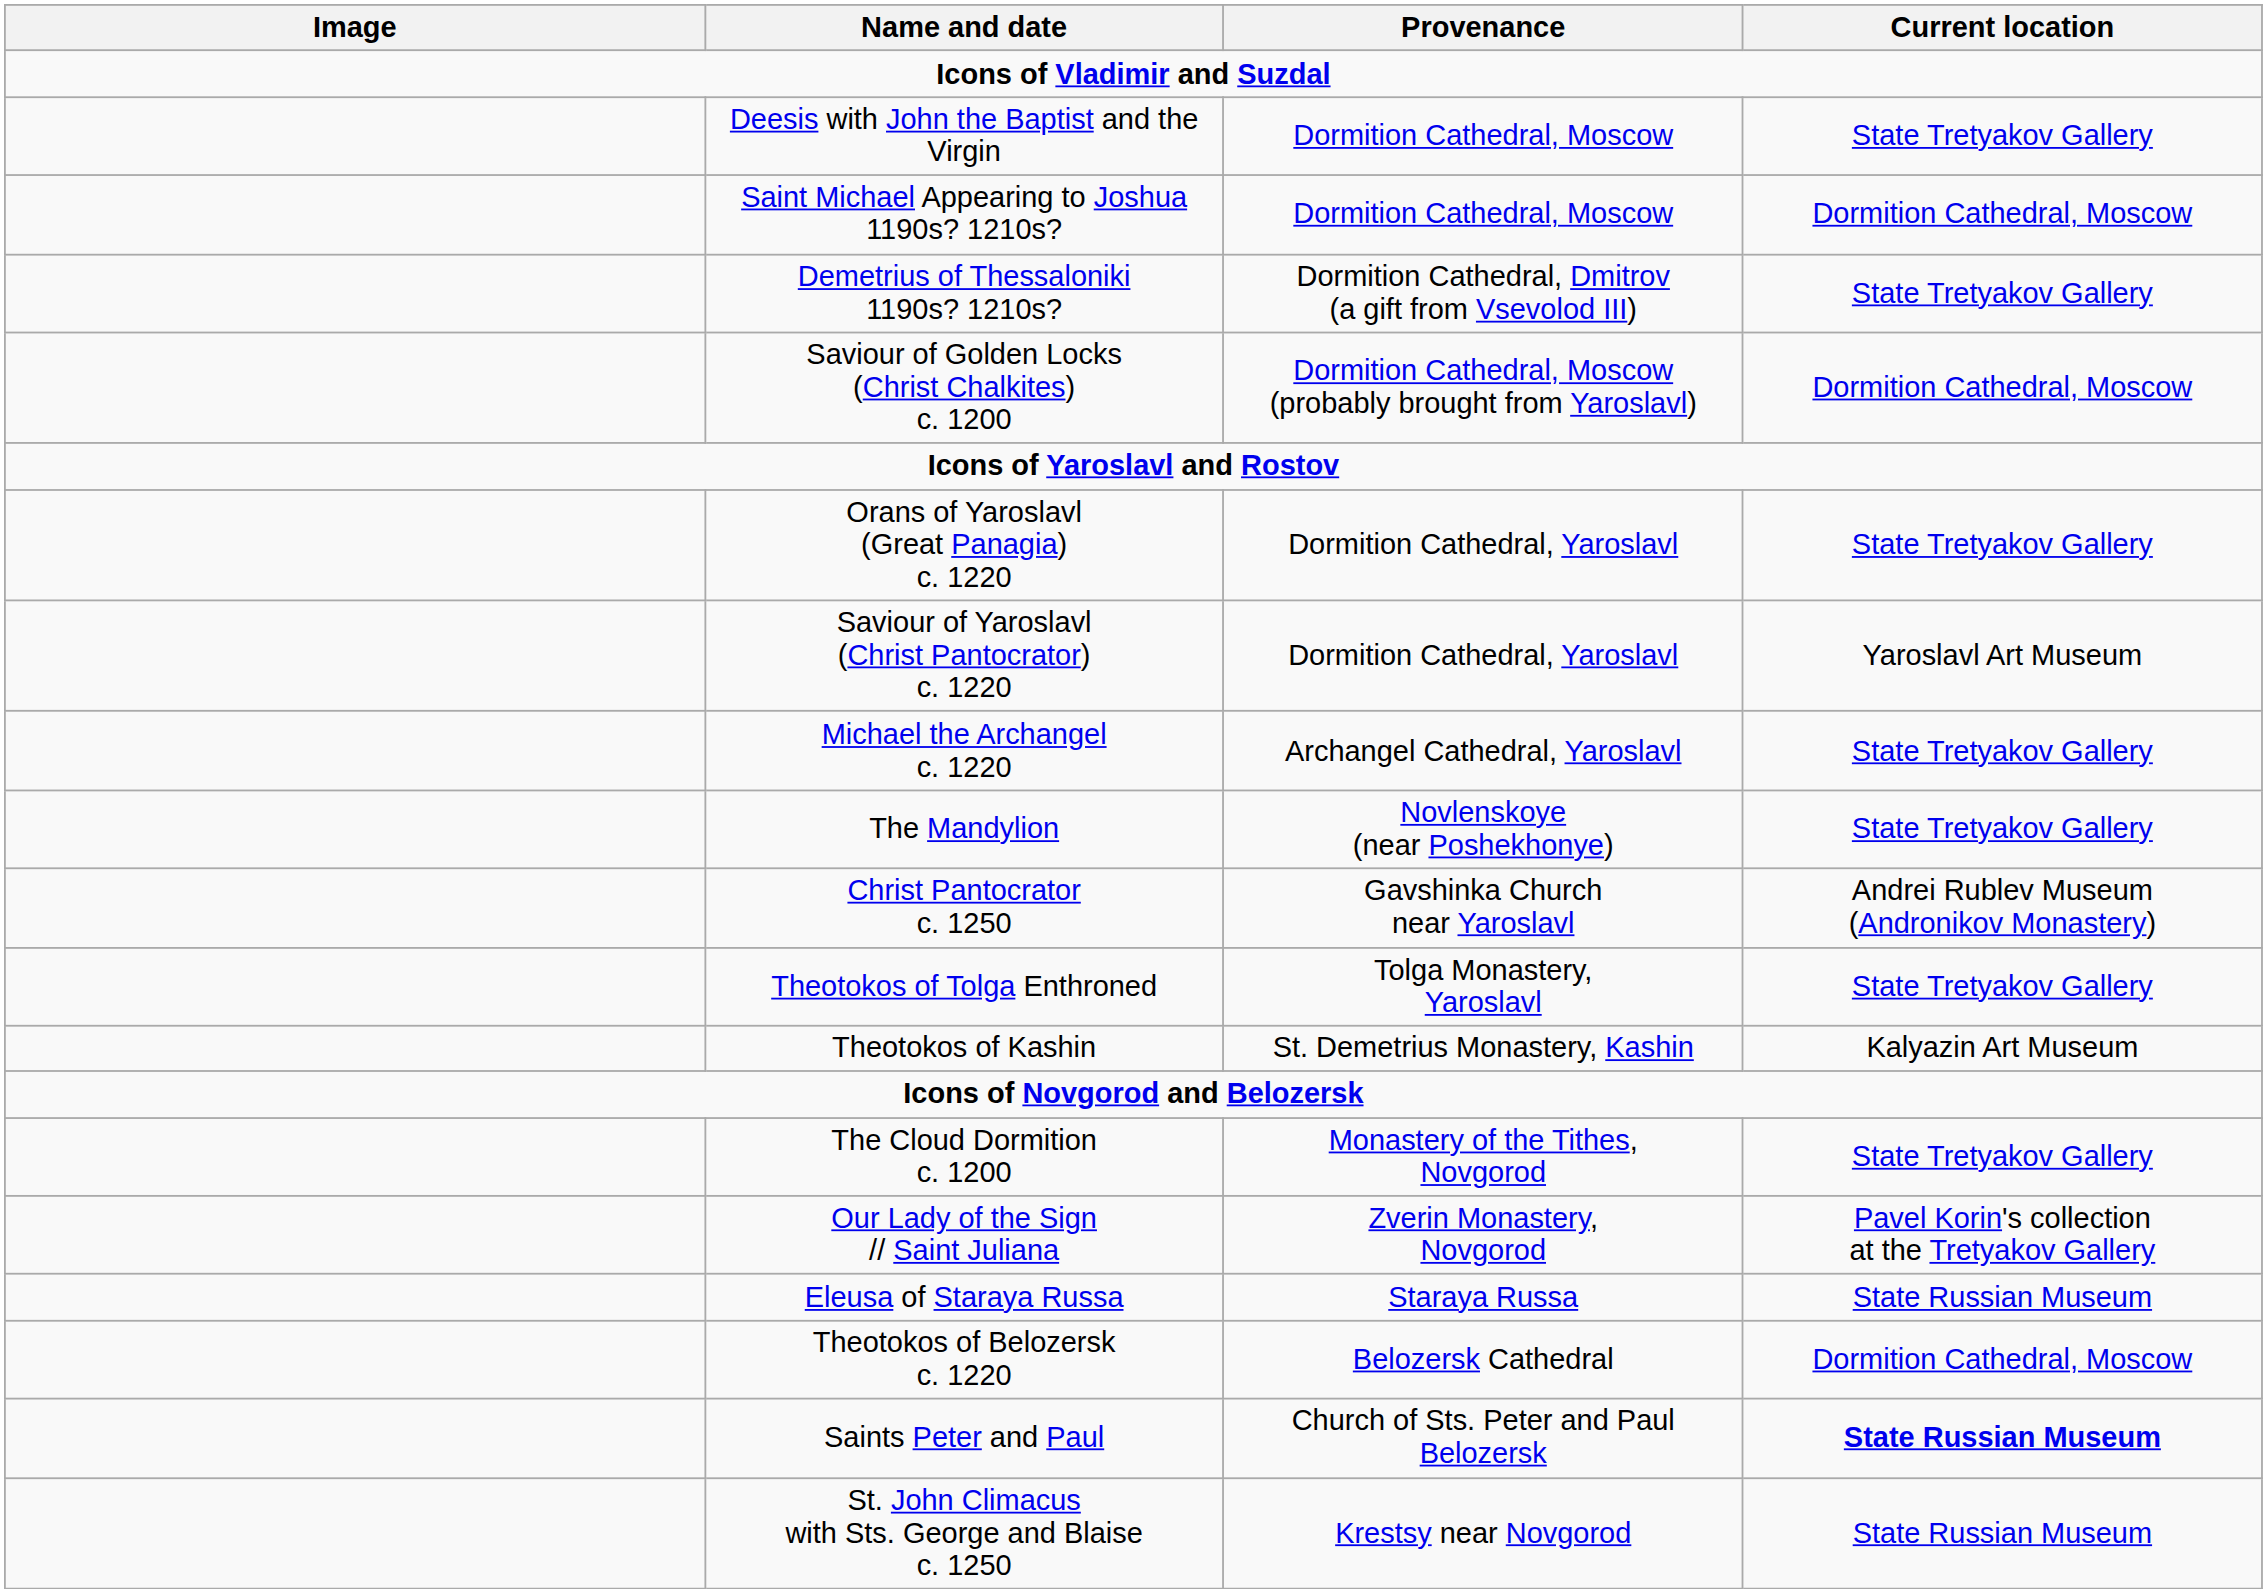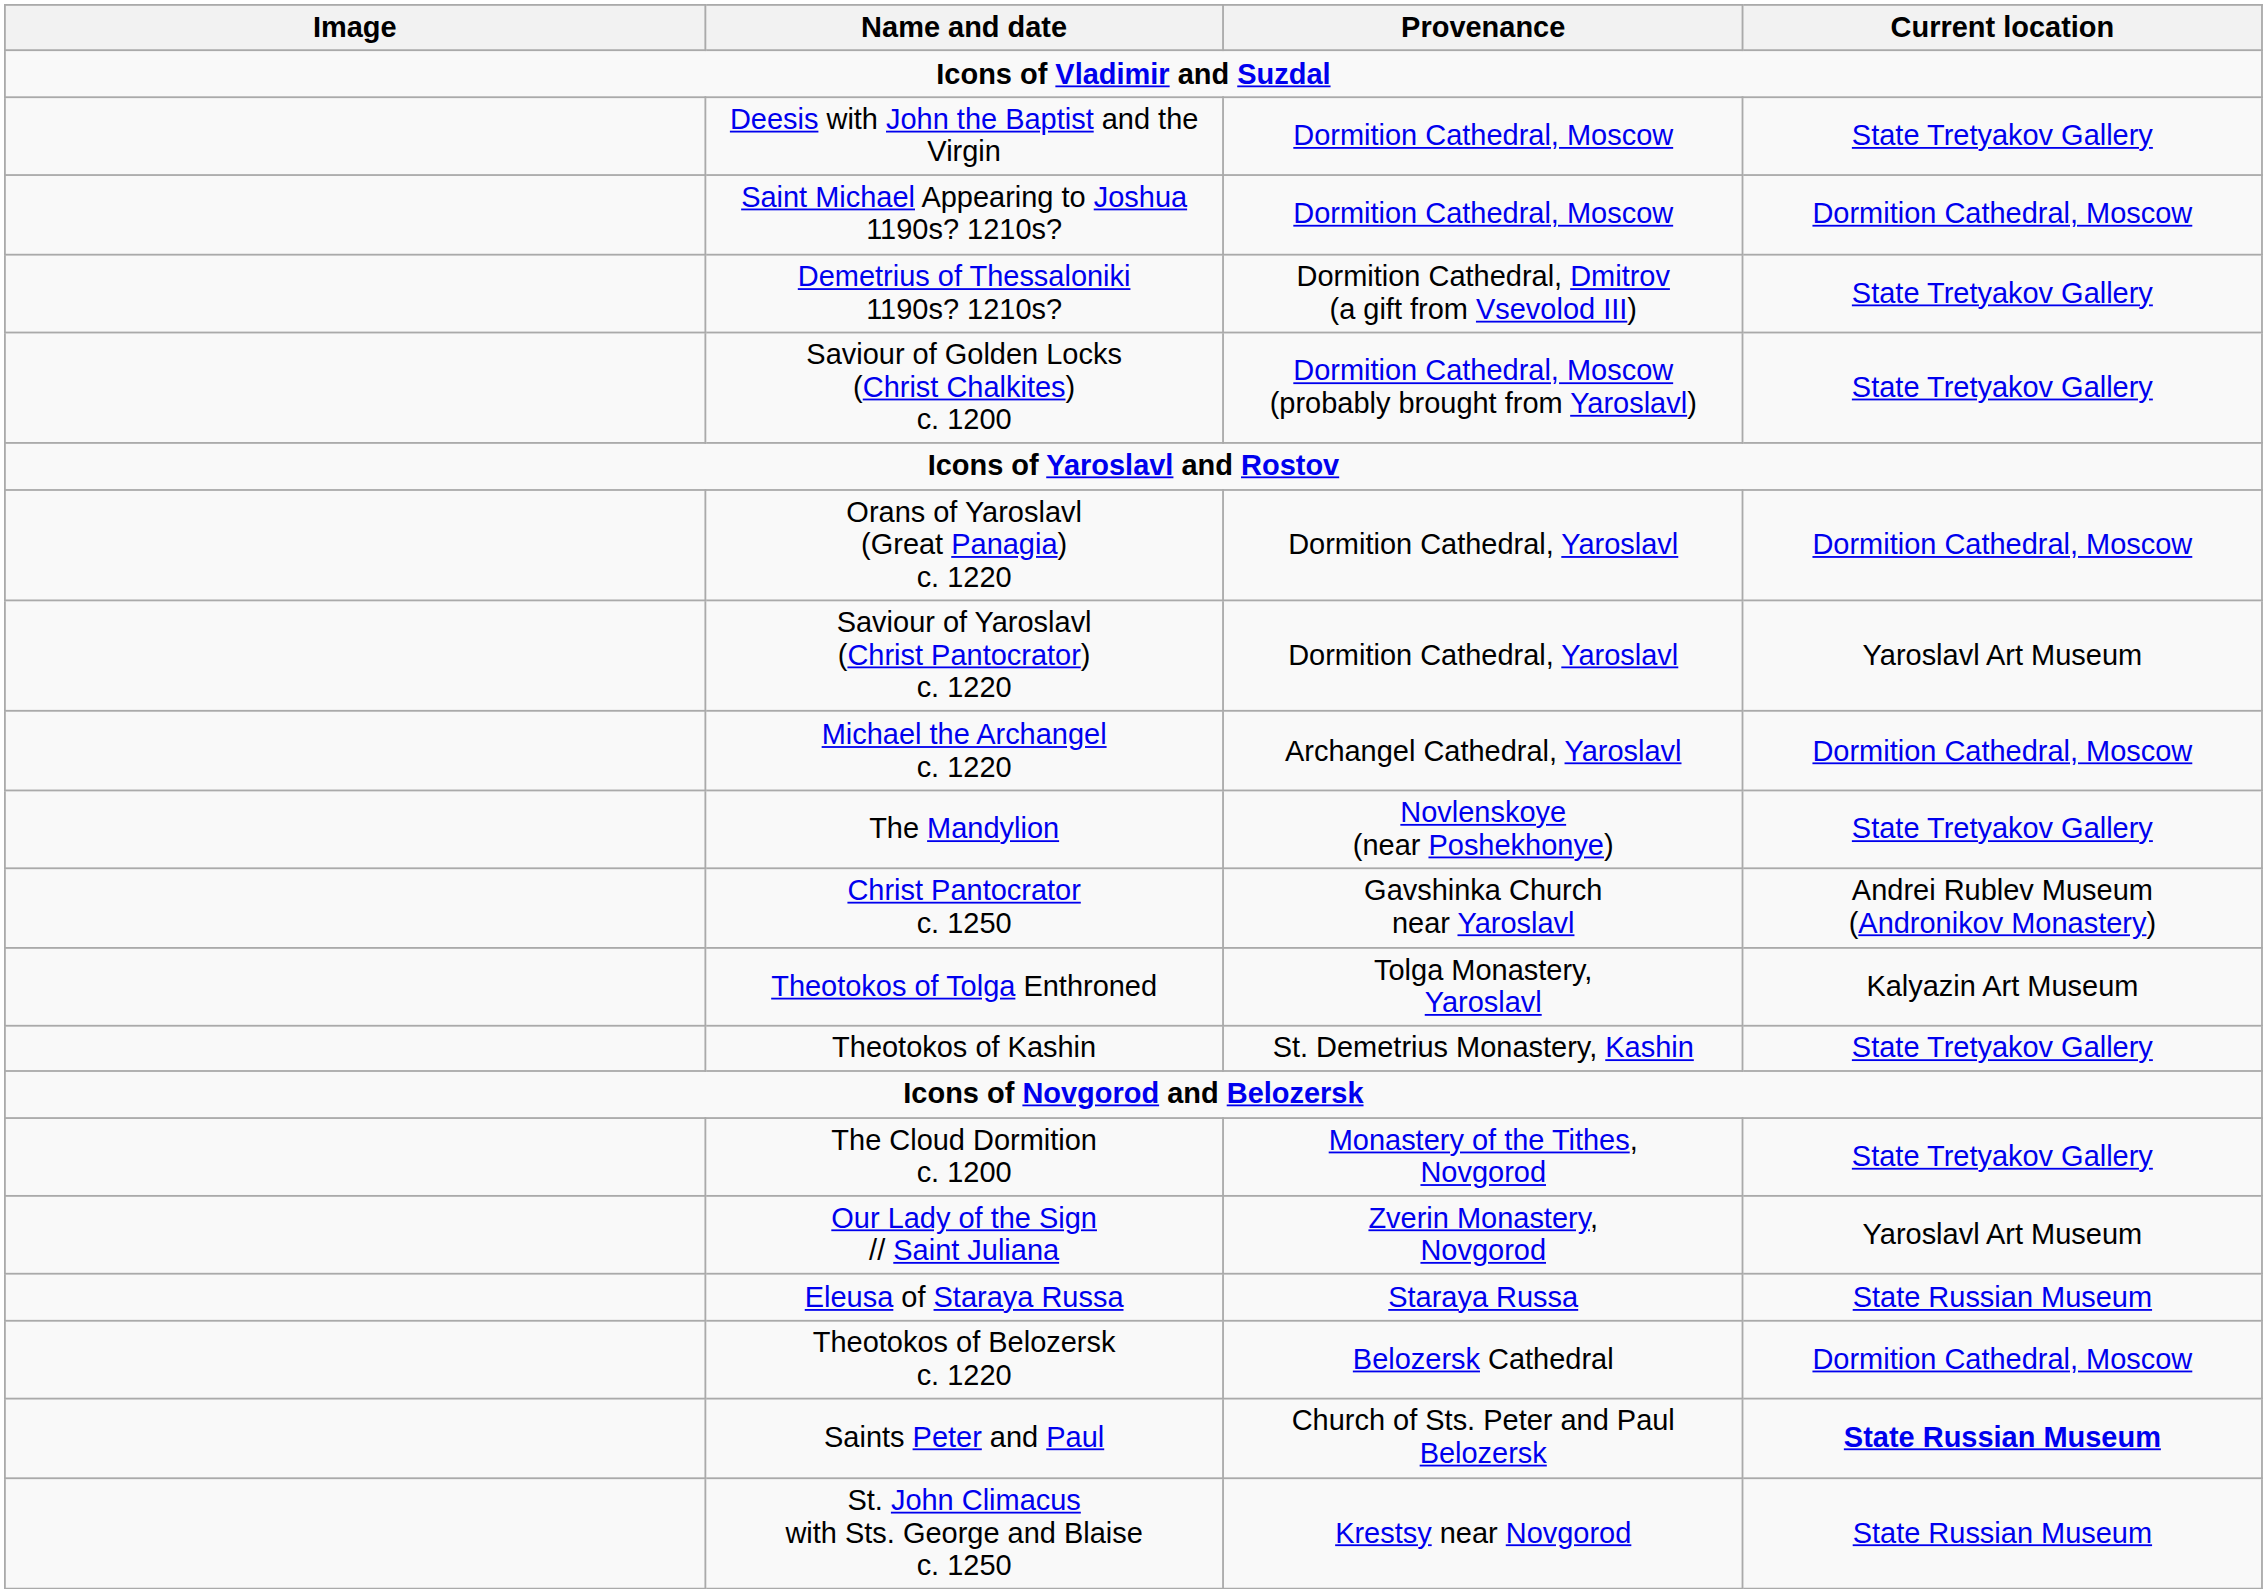(2002, 387) Dormition Cathedral, Moscow -> (2002, 387) State Tretyakov Gallery
(2002, 544) State Tretyakov Gallery -> (2002, 544) Dormition Cathedral, Moscow
(2002, 750) State Tretyakov Gallery -> (2002, 750) Dormition Cathedral, Moscow
(2002, 985) State Tretyakov Gallery -> (2002, 985) Kalyazin Art Museum
(2002, 1048) Kalyazin Art Museum -> (2002, 1048) State Tretyakov Gallery
(2002, 1234) Pavel Korin's collection at the Tretyakov Gallery -> (2002, 1234) Yaroslavl Art Museum
